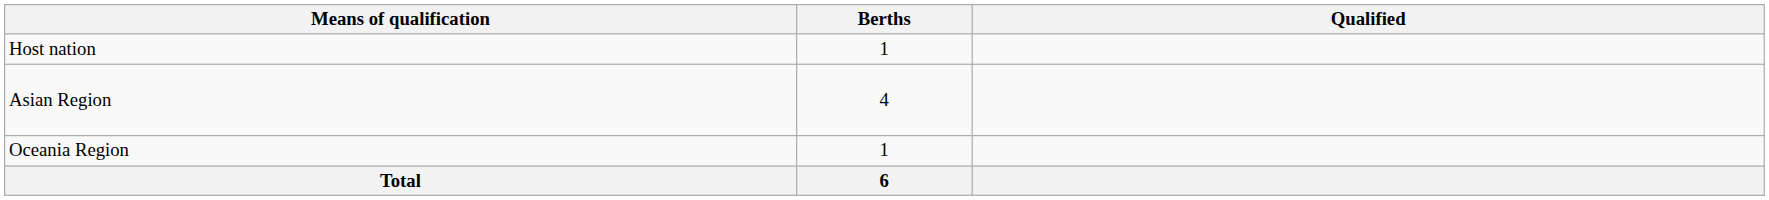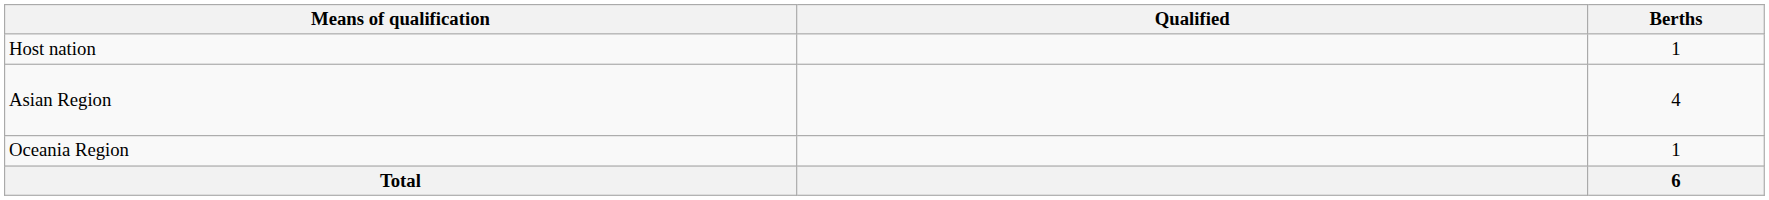columns swapped: (884, 19) <-> (1368, 19)
